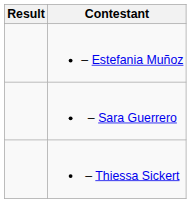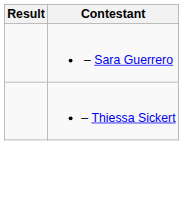- row: (117, 60)
